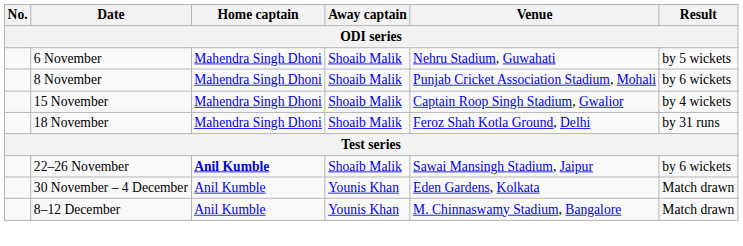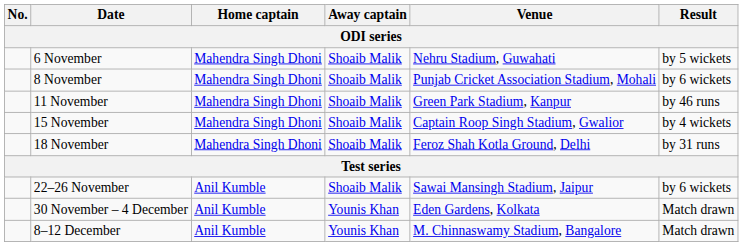+ row: (71, 101)
(232, 166) bold -> (230, 187) normal
